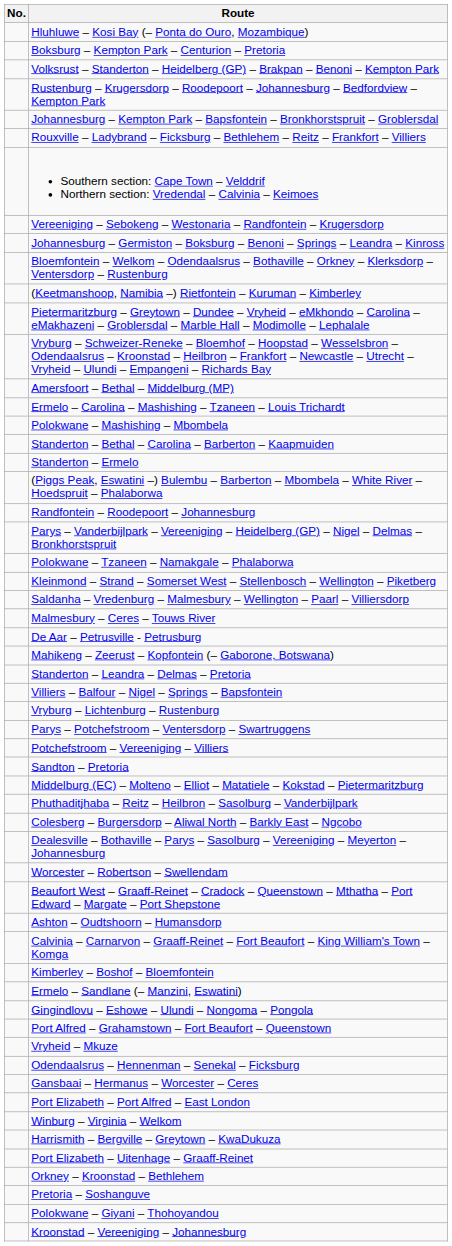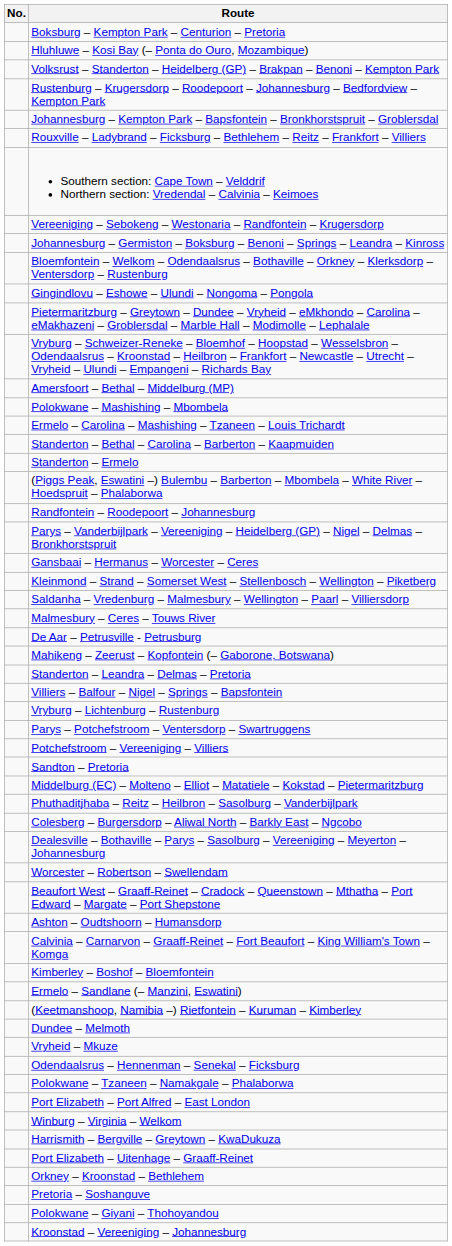rows swapped: (158, 50) <-> (170, 32)
rows swapped: (196, 293) <-> (172, 1009)
rows swapped: (188, 406) <-> (130, 425)
rows swapped: (145, 1083) <-> (162, 562)
- row: (181, 1028)
+ row: (81, 1028)
